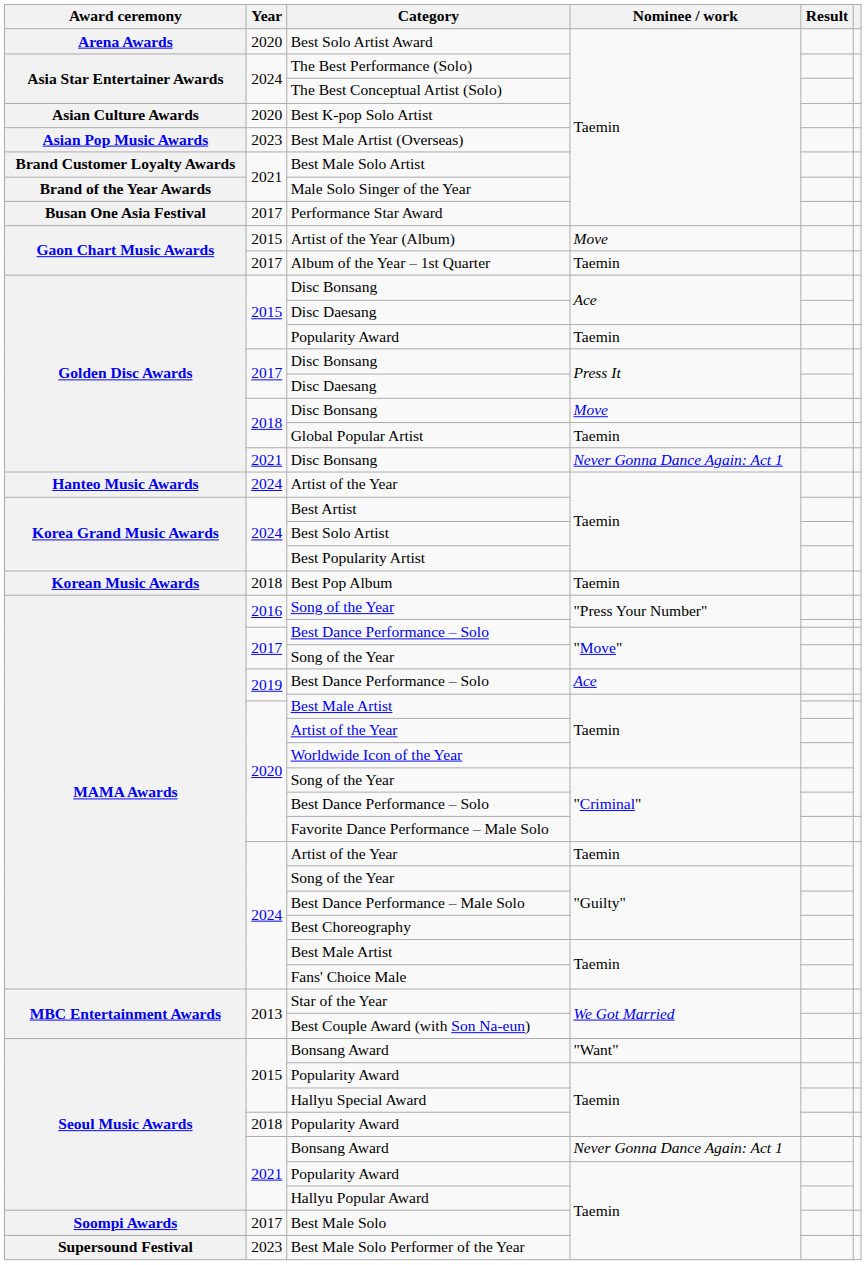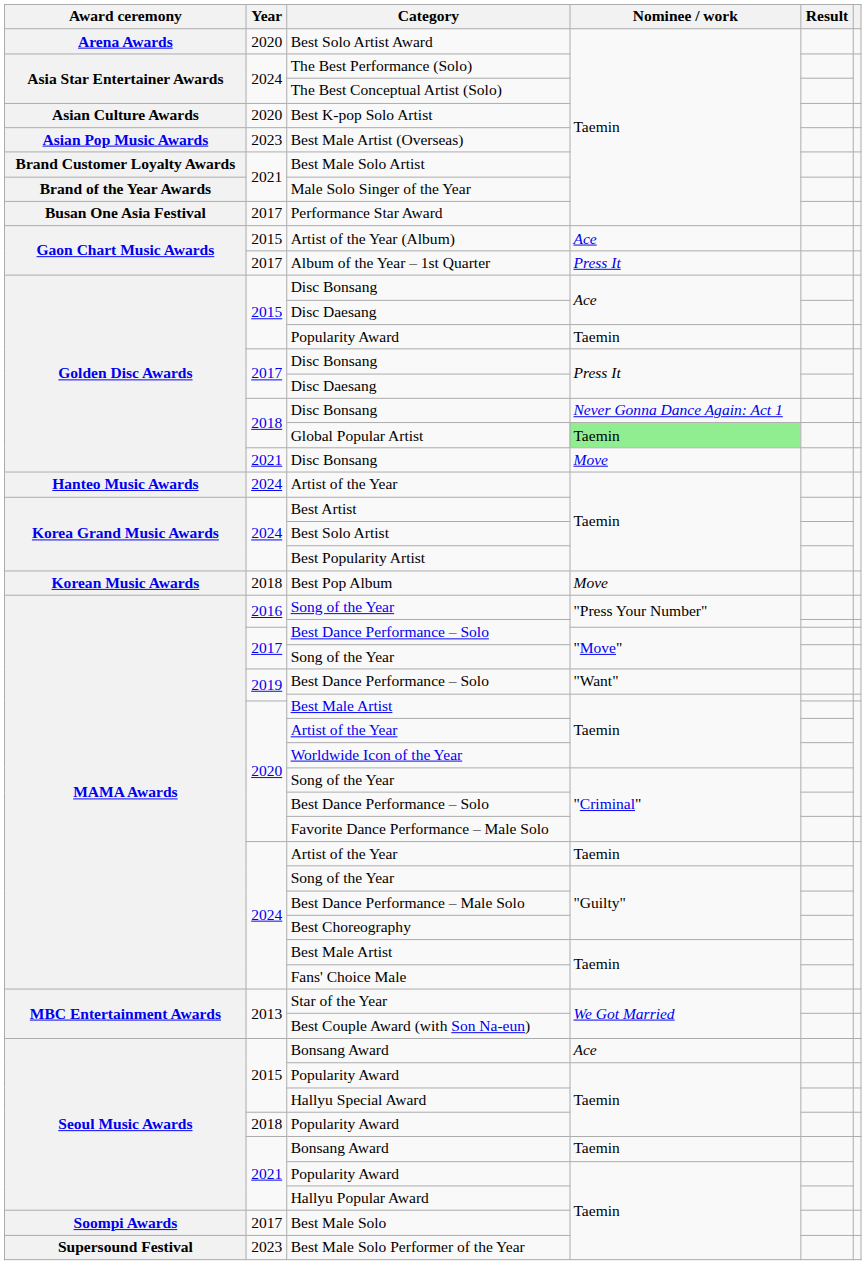(591, 238) Move -> (585, 238) Ace
(597, 262) Taemin -> (597, 262) Press It
(591, 410) Move -> (678, 410) Never Gonna Dance Again: Act 1
(597, 435) no background -> (597, 435) lightgreen background
(678, 459) Never Gonna Dance Again: Act 1 -> (591, 459) Move
(597, 582) Taemin -> (591, 582) Move
(585, 681) Ace -> (596, 681) "Want"
(596, 1050) "Want" -> (585, 1050) Ace
(678, 1149) Never Gonna Dance Again: Act 1 -> (597, 1149) Taemin
